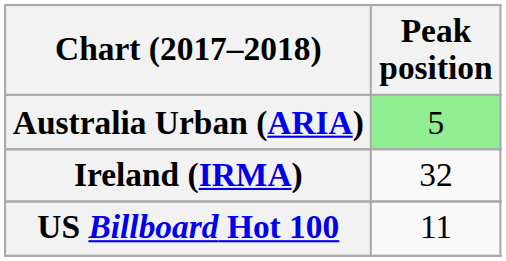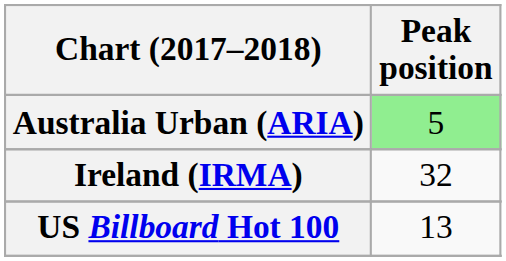(436, 227) 11 -> (436, 227) 13
